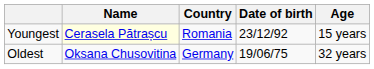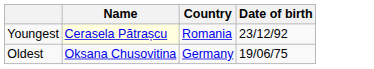- column: (342, 14)
